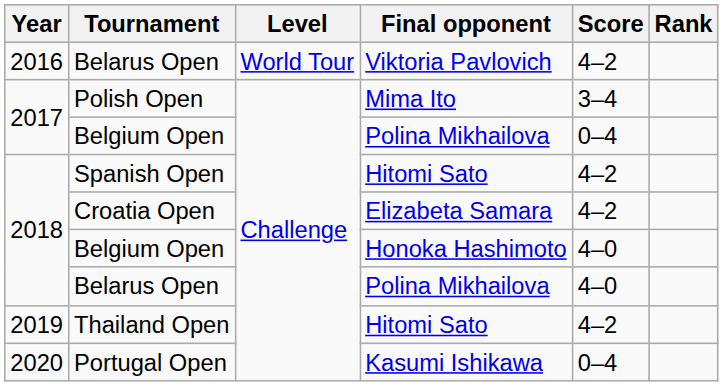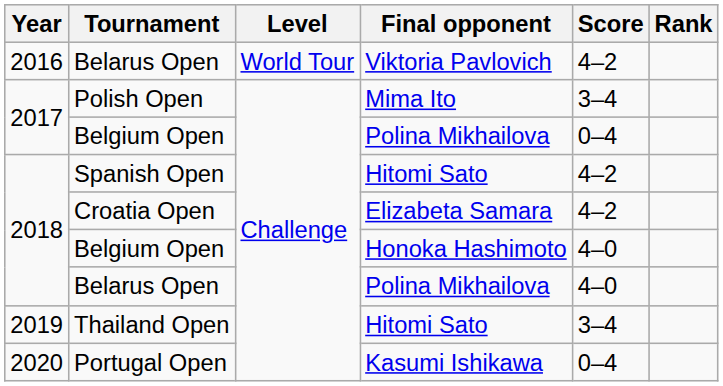(597, 324) 4–2 -> (597, 324) 3–4
